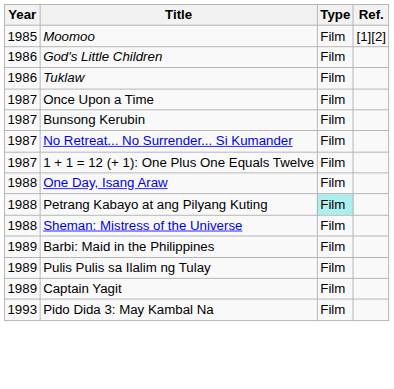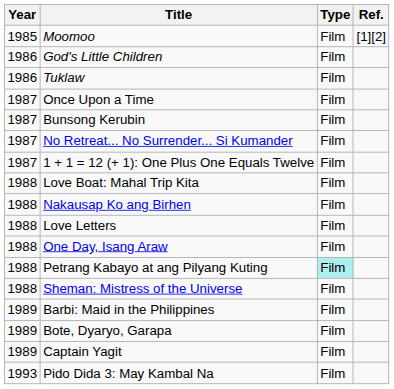+ row: (121, 183)
+ row: (117, 204)
+ row: (80, 225)
+ row: (107, 330)
- row: (127, 267)
